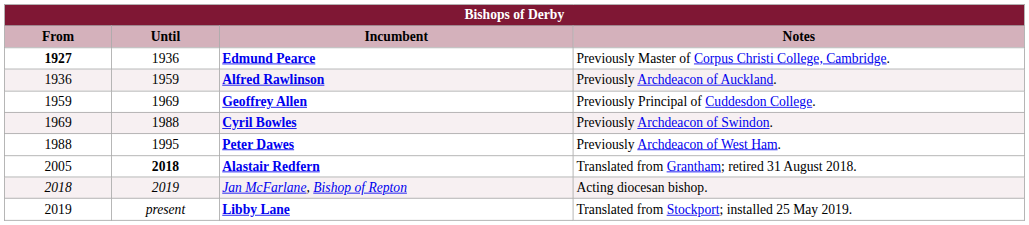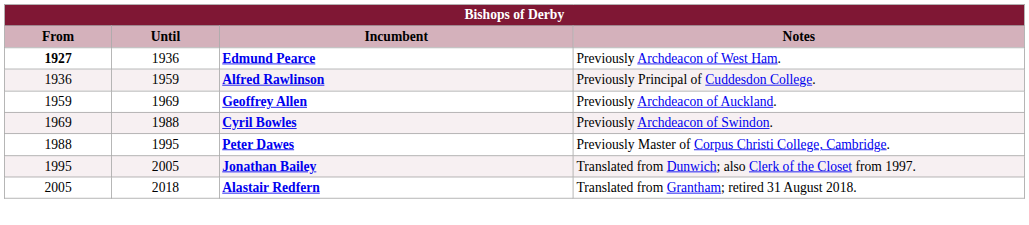(733, 58) Previously Master of Corpus Christi College, Cambridge. -> (679, 58) Previously Archdeacon of West Ham.
(677, 79) Previously Archdeacon of Auckland. -> (696, 79) Previously Principal of Cuddesdon College.
(696, 101) Previously Principal of Cuddesdon College. -> (677, 101) Previously Archdeacon of Auckland.
(679, 144) Previously Archdeacon of West Ham. -> (733, 144) Previously Master of Corpus Christi College, Cambridge.
+ row: (269, 166)
(165, 166) bold -> (165, 187) normal
- row: (315, 187)
- row: (256, 209)
